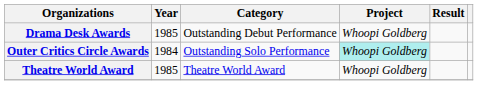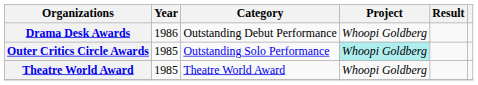(166, 32) 1985 -> (166, 32) 1986
(166, 51) 1984 -> (166, 51) 1985
